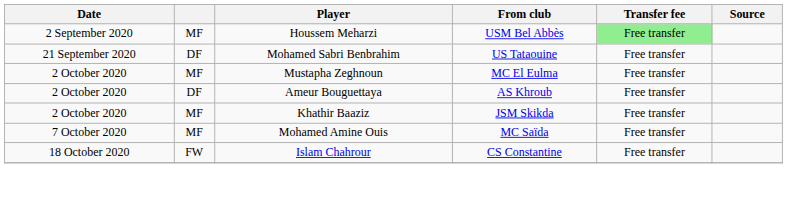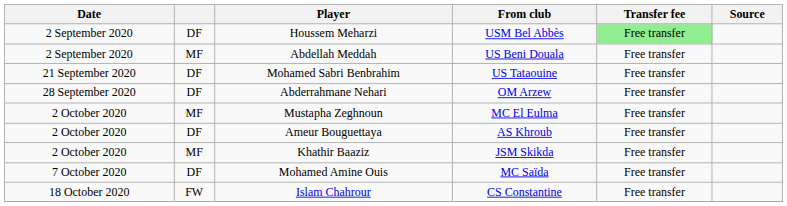(194, 33) MF -> (194, 33) DF
+ row: (333, 53)
+ row: (333, 92)
(194, 132) MF -> (194, 171) DF
